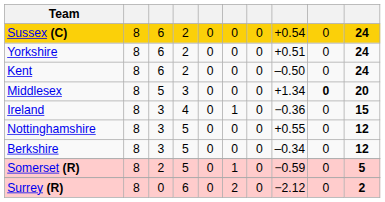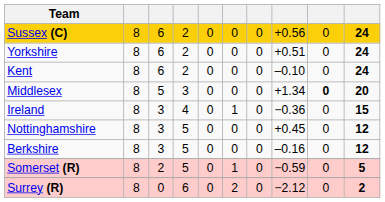(290, 33) +0.54 -> (290, 33) +0.56
(290, 71) –0.50 -> (290, 71) –0.10
(290, 129) +0.55 -> (290, 129) +0.45
(290, 149) –0.34 -> (290, 149) –0.16
